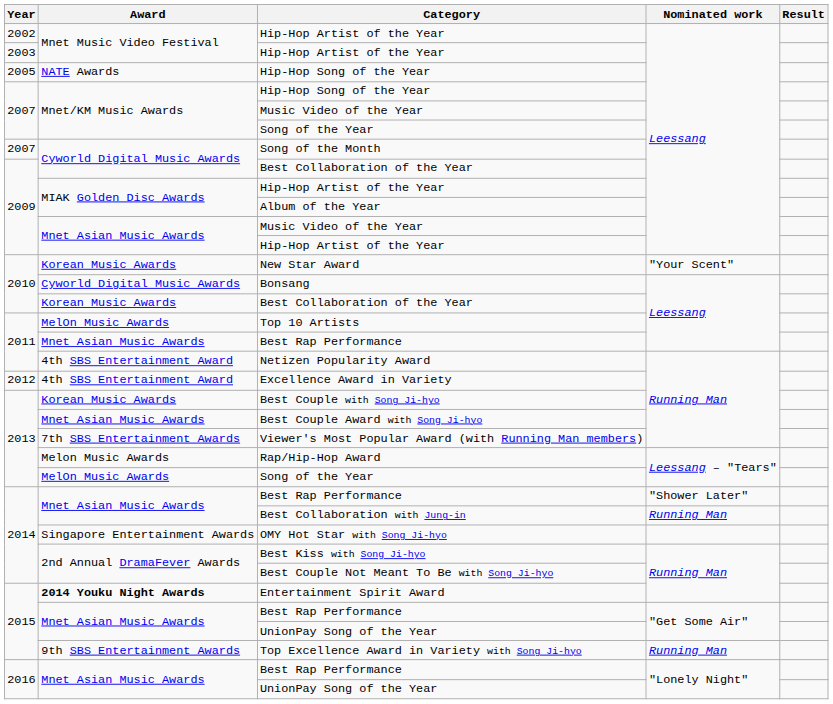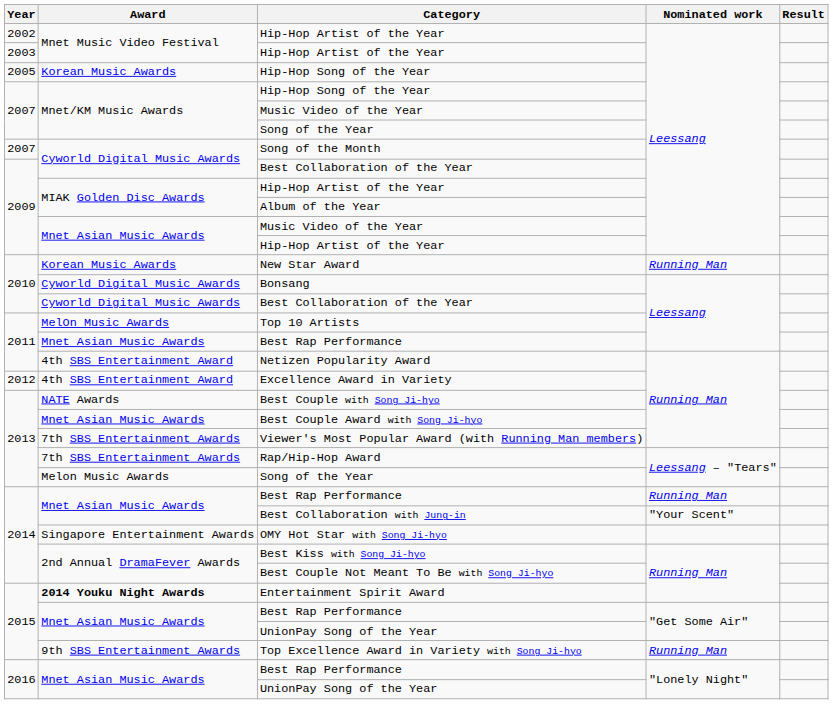(80, 72) NATE Awards -> (109, 72) Korean Music Awards
(692, 265) "Your Scent" -> (688, 265) Running Man
(109, 303) Korean Music Awards -> (141, 303) Cyworld Digital Music Awards
(109, 400) Korean Music Awards -> (80, 400) NATE Awards
(105, 458) Melon Music Awards -> (141, 458) 7th SBS Entertainment Awards
(105, 477) MelOn Music Awards -> (105, 477) Melon Music Awards
(699, 496) "Shower Later" -> (688, 496) Running Man
(688, 515) Running Man -> (692, 515) "Your Scent"
